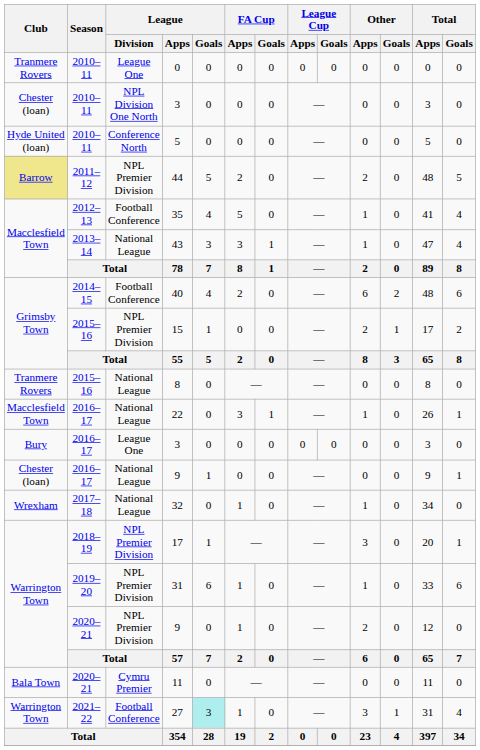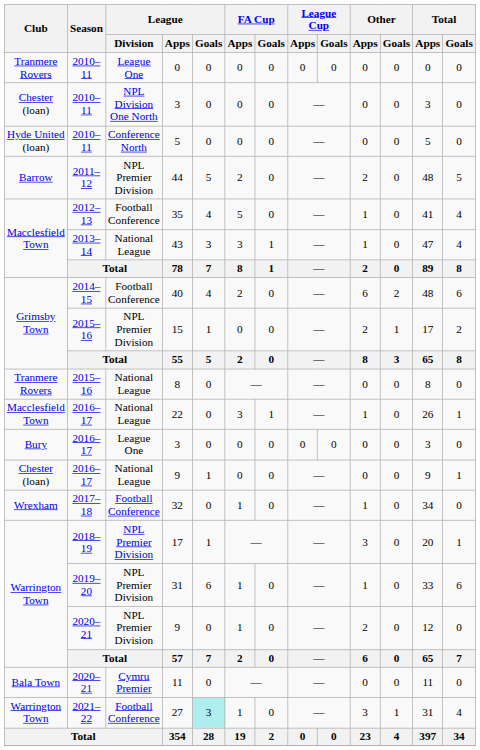(36, 177) khaki background -> (36, 177) no background
(134, 505) National League -> (134, 505) Football Conference
